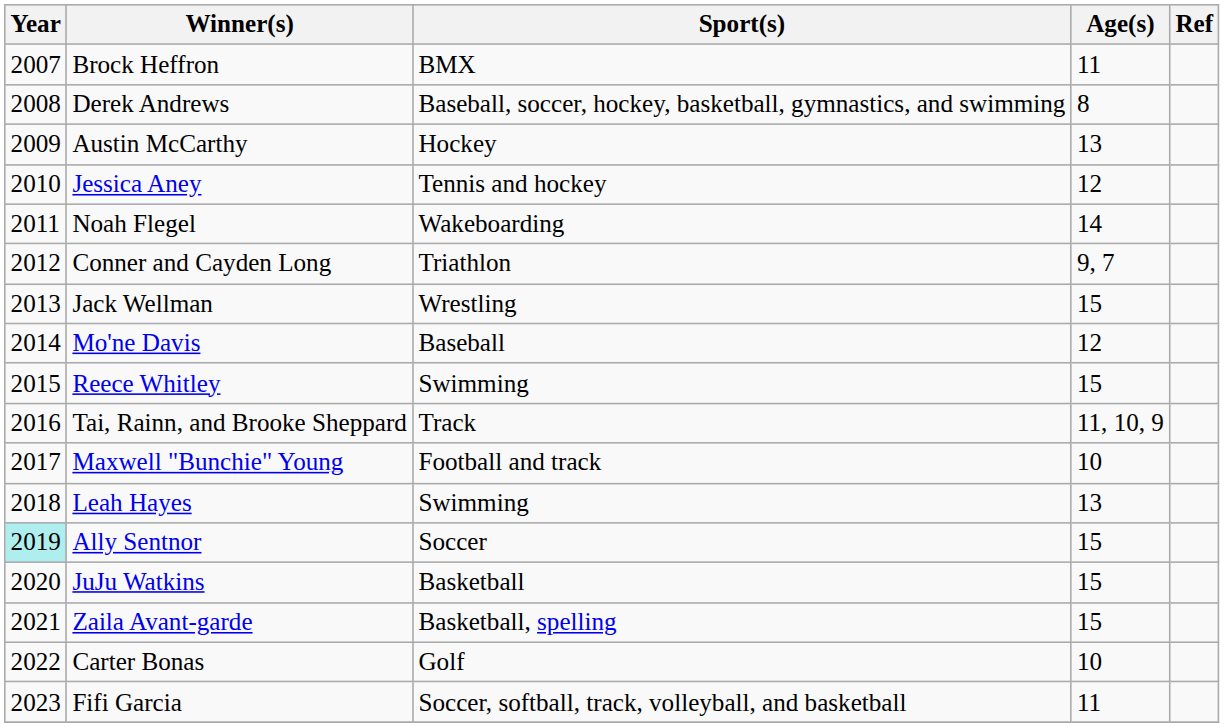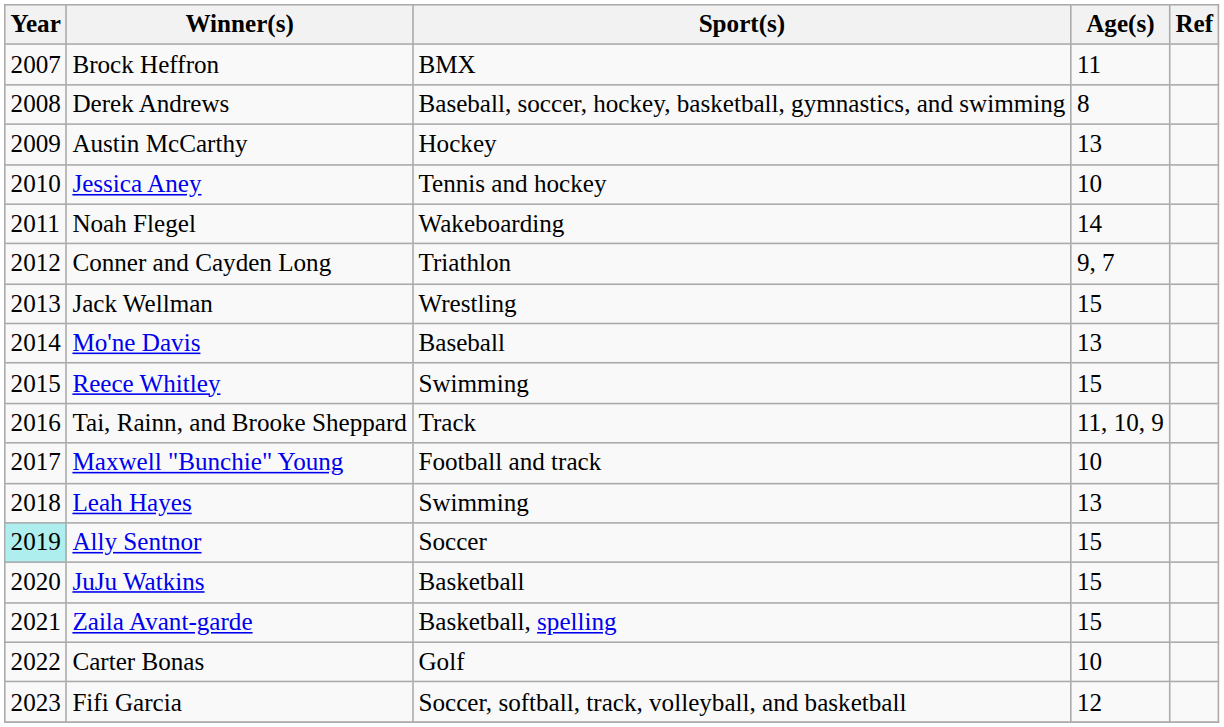(1089, 183) 12 -> (1089, 183) 10
(1089, 343) 12 -> (1089, 343) 13
(1089, 701) 11 -> (1089, 701) 12
